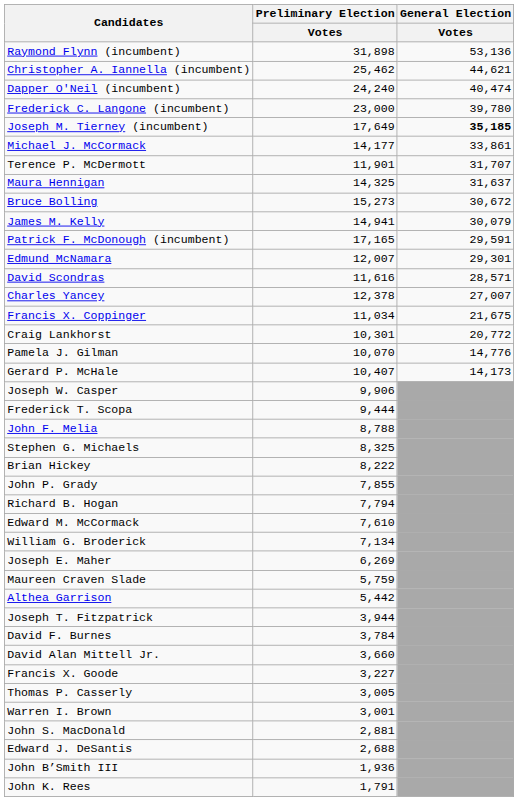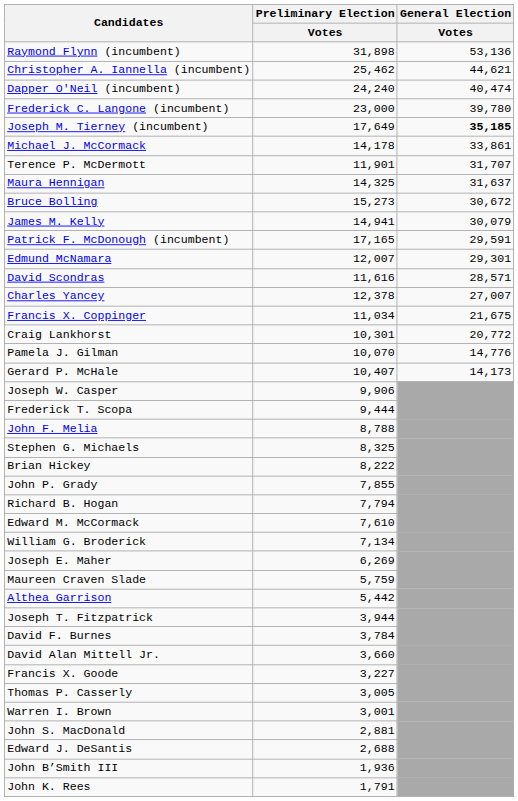(374, 146) 14,177 -> (374, 146) 14,178
